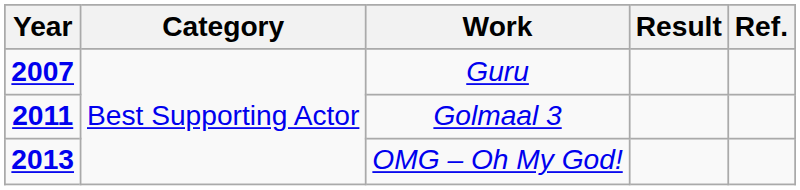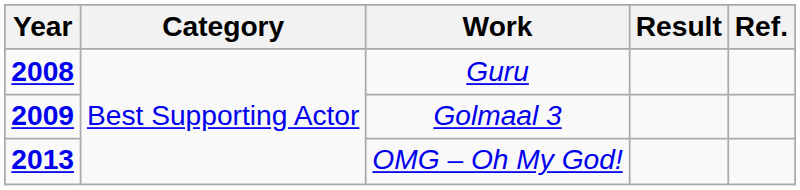(43, 71) 2007 -> (43, 71) 2008
(43, 116) 2011 -> (43, 116) 2009
